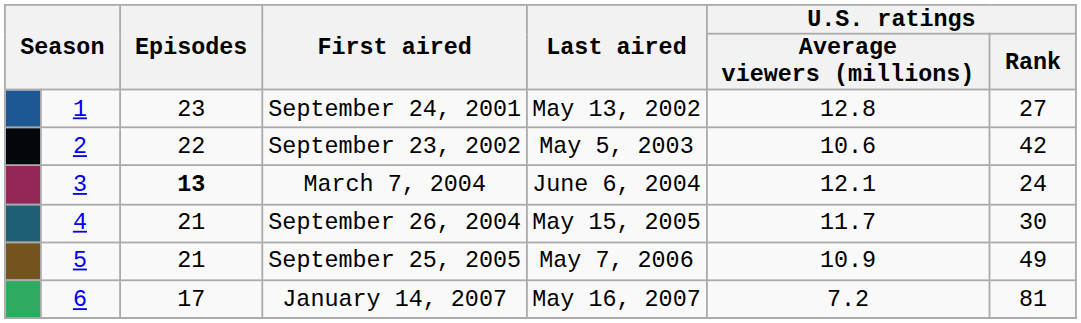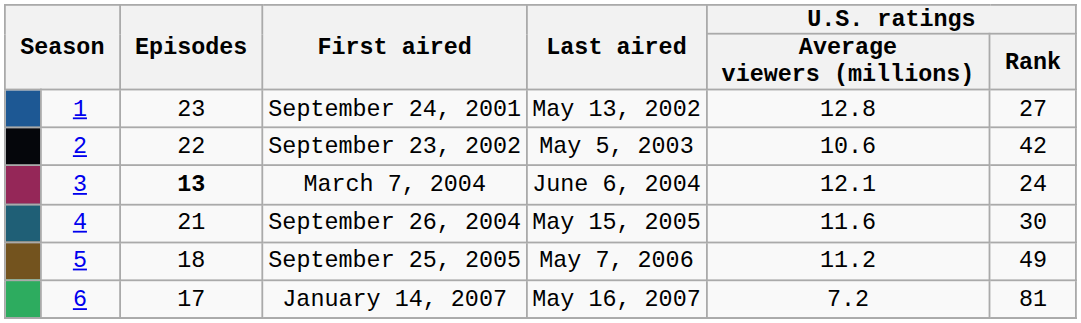(848, 223) 11.7 -> (848, 223) 11.6
(191, 261) 21 -> (191, 261) 18
(848, 261) 10.9 -> (848, 261) 11.2
